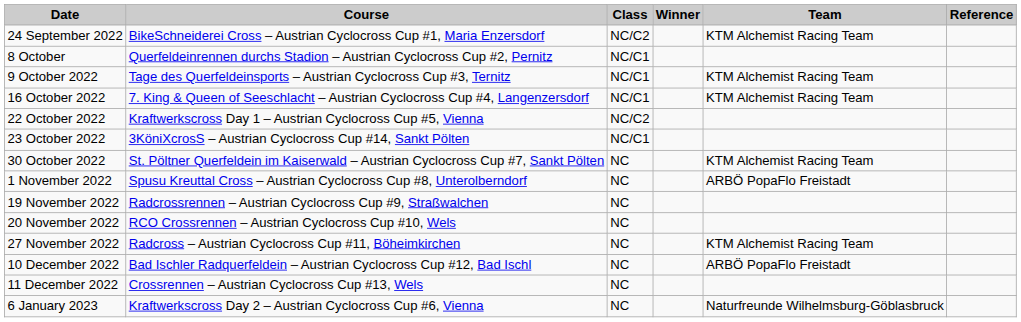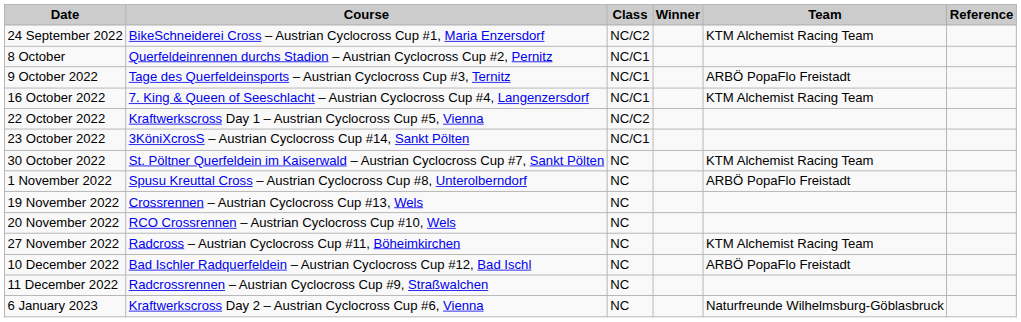(790, 77) KTM Alchemist Racing Team -> (778, 77) ARBÖ PopaFlo Freistadt
(308, 202) Radcrossrennen – Austrian Cyclocross Cup #9, Straßwalchen -> (276, 202) Crossrennen – Austrian Cyclocross Cup #13, Wels
(276, 285) Crossrennen – Austrian Cyclocross Cup #13, Wels -> (308, 285) Radcrossrennen – Austrian Cyclocross Cup #9, Straßwalchen
